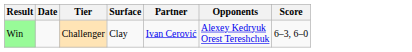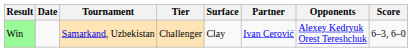+ column: (108, 11)
